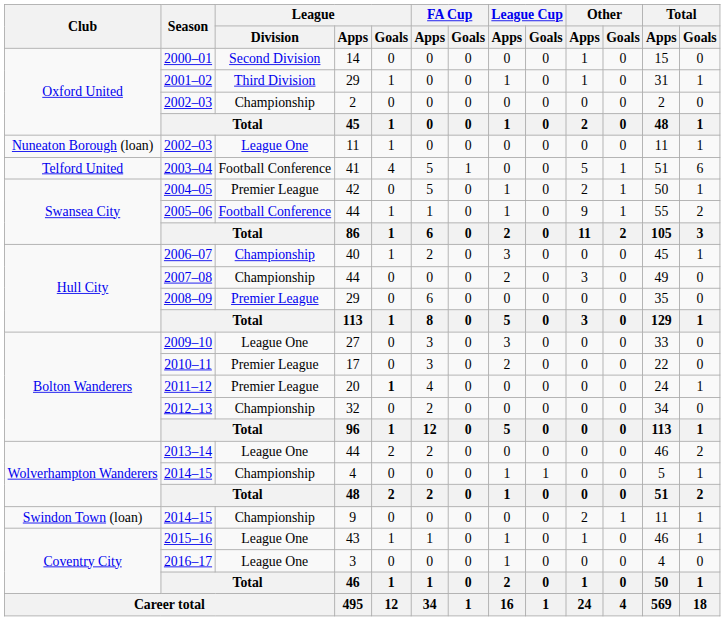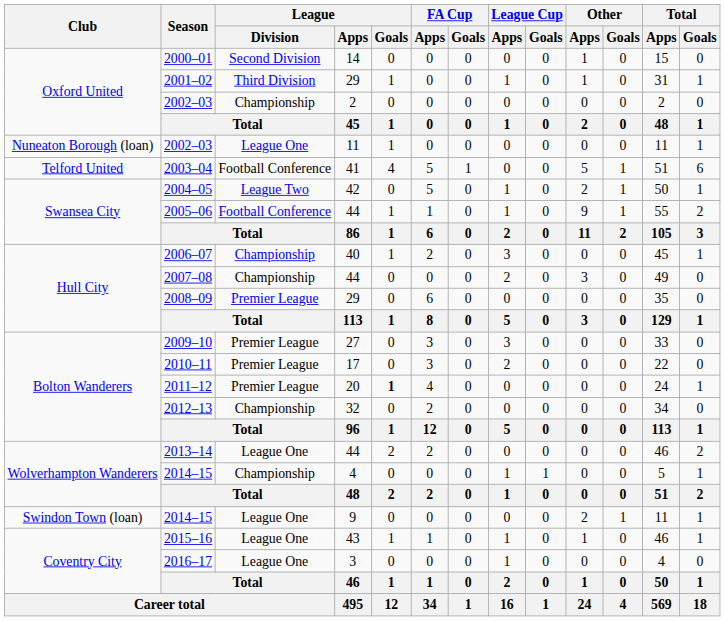(275, 189) Premier League -> (275, 189) League Two
(275, 342) League One -> (275, 342) Premier League
(275, 517) Championship -> (275, 517) League One
